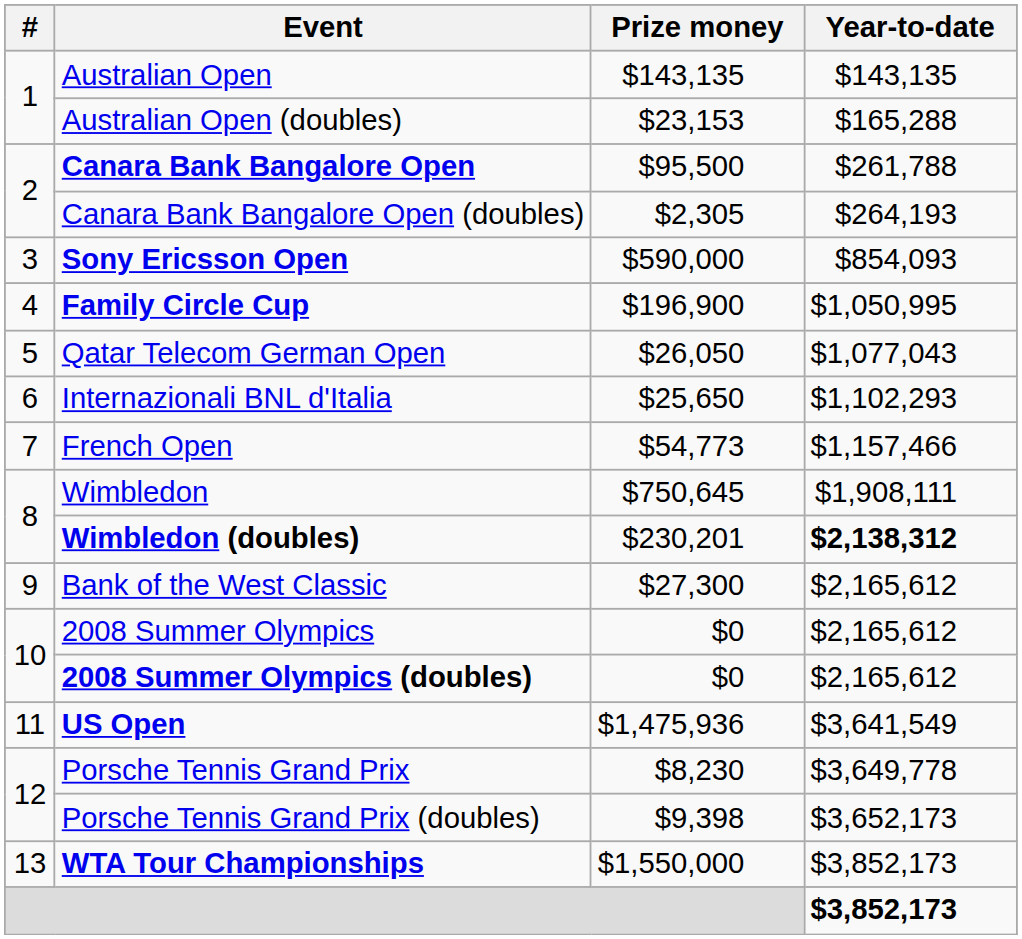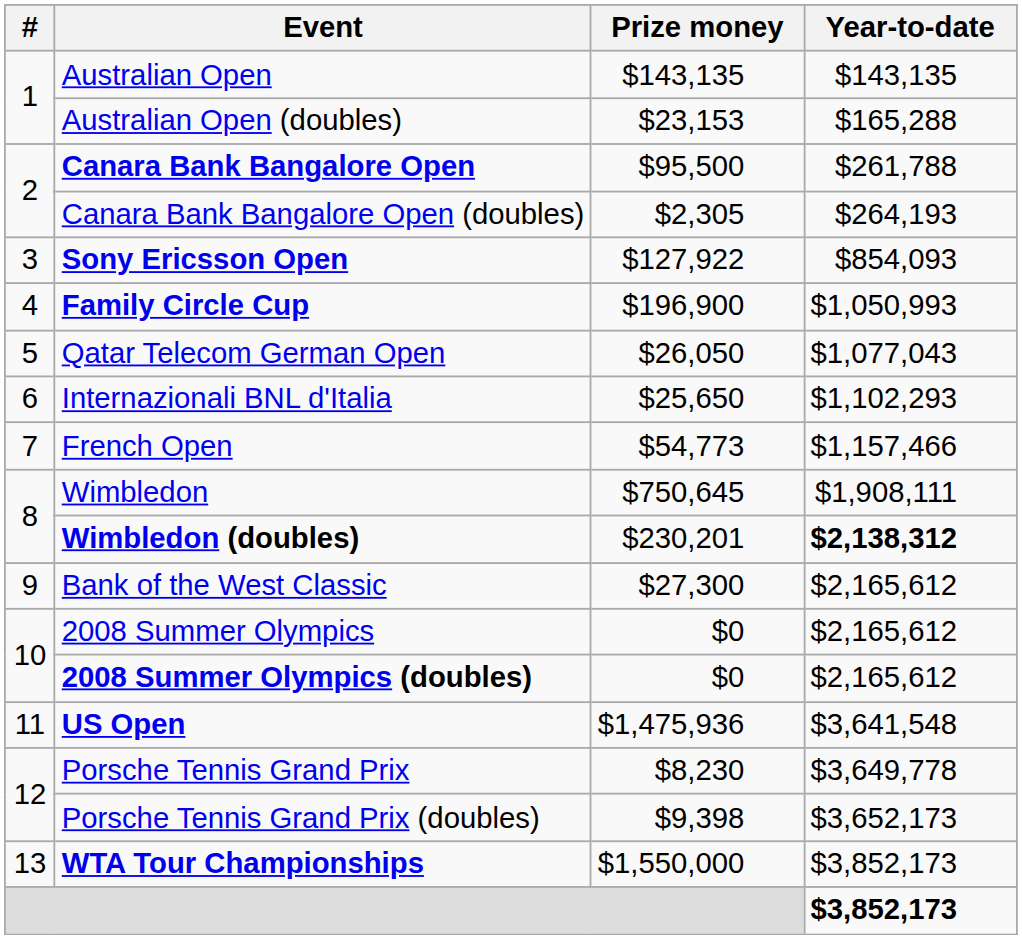(683, 259) $590,000 -> (683, 259) $127,922
(884, 306) $1,050,995 -> (884, 306) $1,050,993
(884, 724) $3,641,549 -> (884, 724) $3,641,548
